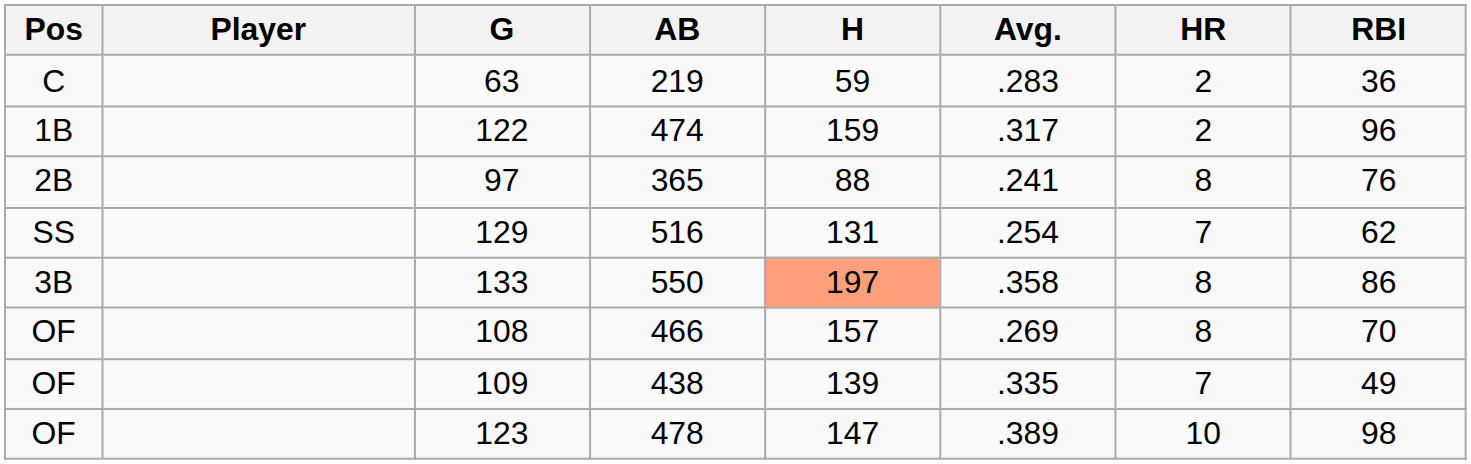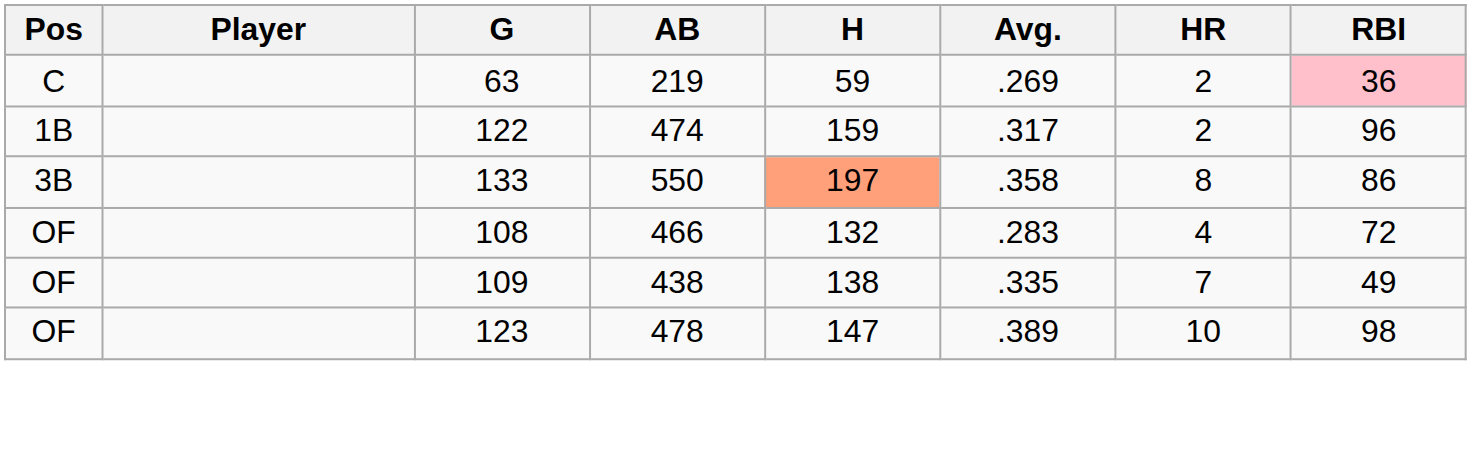(1028, 80) .283 -> (1028, 80) .269
(1379, 80) no background -> (1379, 80) pink background
- row: (677, 181)
- row: (677, 231)
(853, 332) 157 -> (853, 231) 132
(1028, 332) .269 -> (1028, 231) .283
(1203, 332) 8 -> (1203, 231) 4
(1379, 332) 70 -> (1379, 231) 72
(853, 383) 139 -> (853, 282) 138
